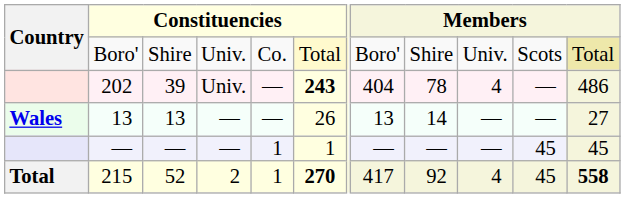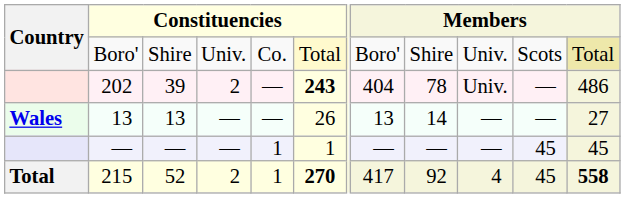(224, 86) Univ. -> (235, 86) 2
(496, 86) 4 -> (485, 86) Univ.
